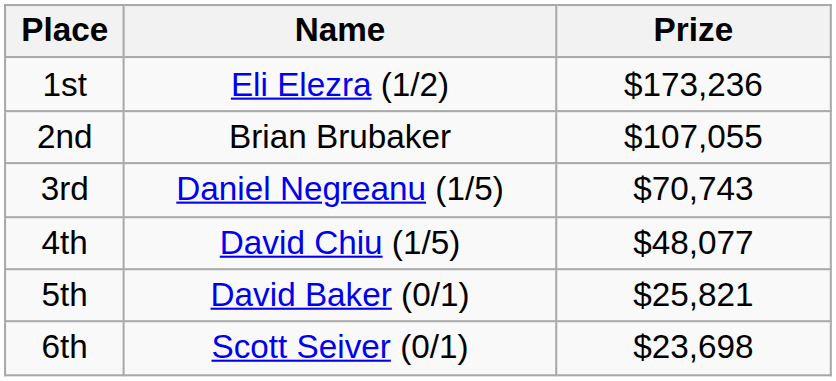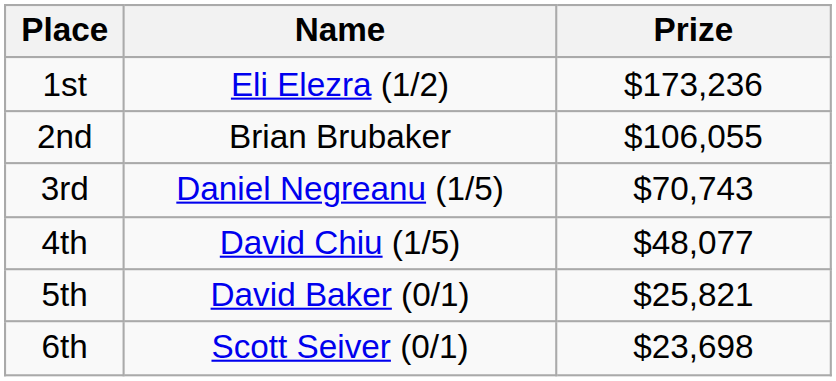(693, 136) $107,055 -> (693, 136) $106,055
